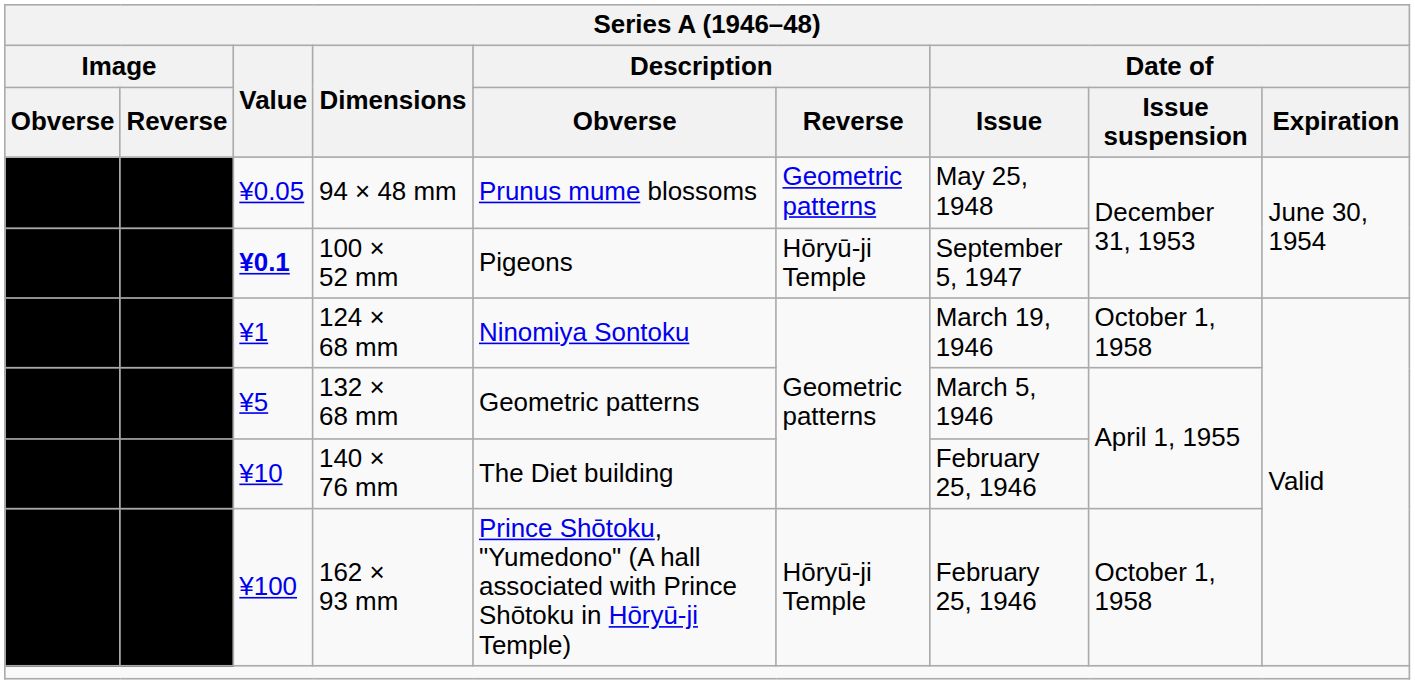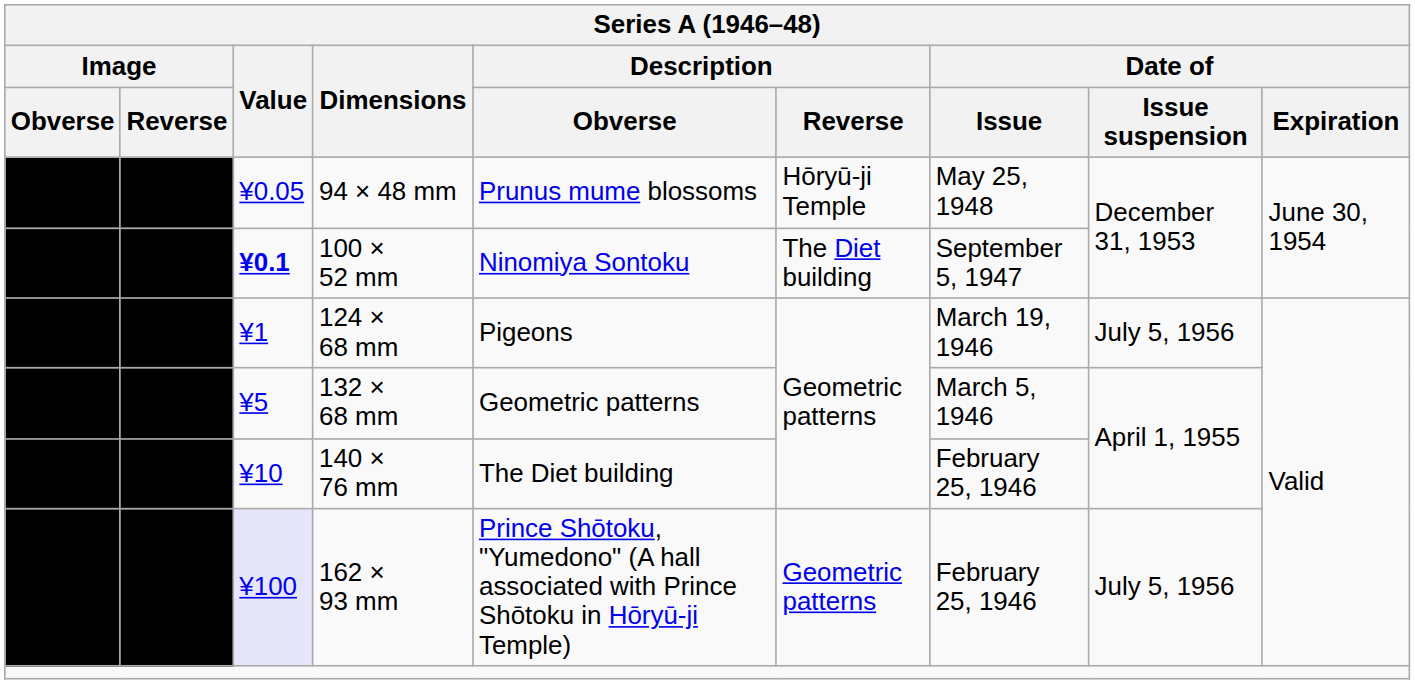(842, 192) Geometric patterns -> (827, 192) Hōryū-ji Temple
(526, 262) Pigeons -> (584, 262) Ninomiya Sontoku
(827, 262) Hōryū-ji Temple -> (831, 262) The Diet building
(584, 332) Ninomiya Sontoku -> (526, 332) Pigeons
(1155, 332) October 1, 1958 -> (1164, 332) July 5, 1956
(268, 587) no background -> (268, 587) lavender background
(827, 587) Hōryū-ji Temple -> (842, 587) Geometric patterns
(1155, 587) October 1, 1958 -> (1164, 587) July 5, 1956
